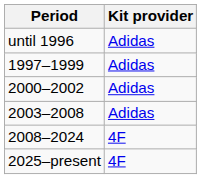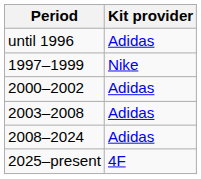(131, 64) Adidas -> (123, 64) Nike
(117, 137) 4F -> (131, 137) Adidas
